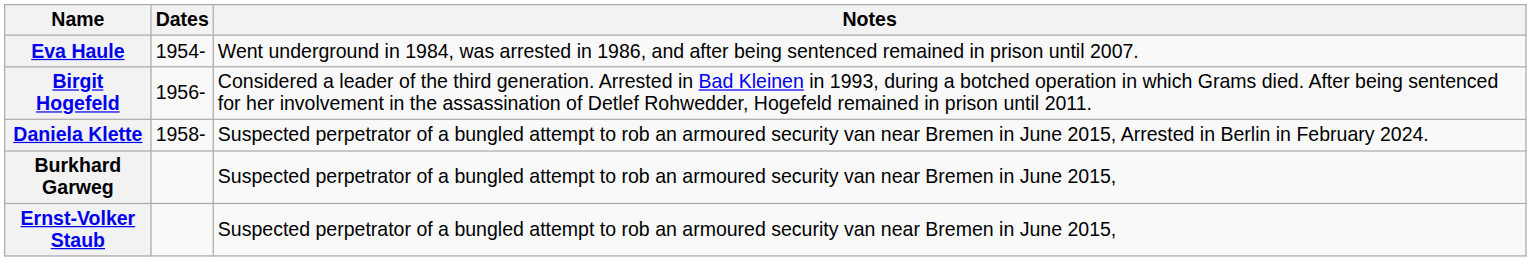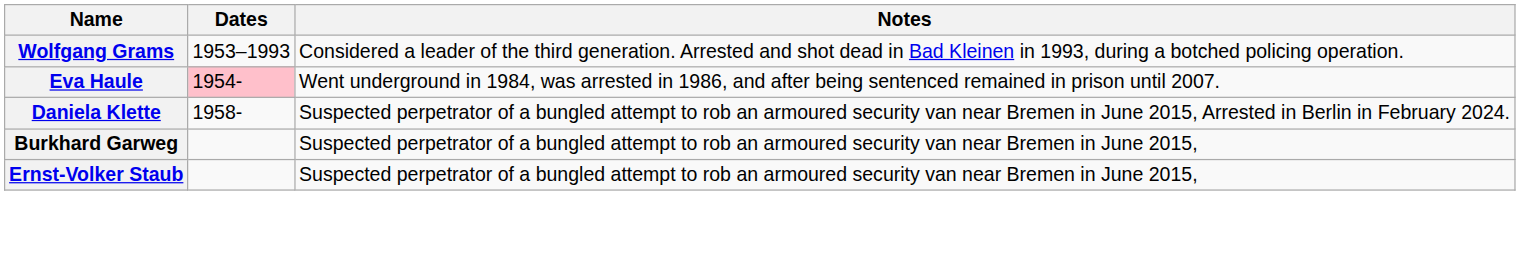+ row: (96, 50)
(181, 50) no background -> (217, 81) pink background
- row: (78, 92)
